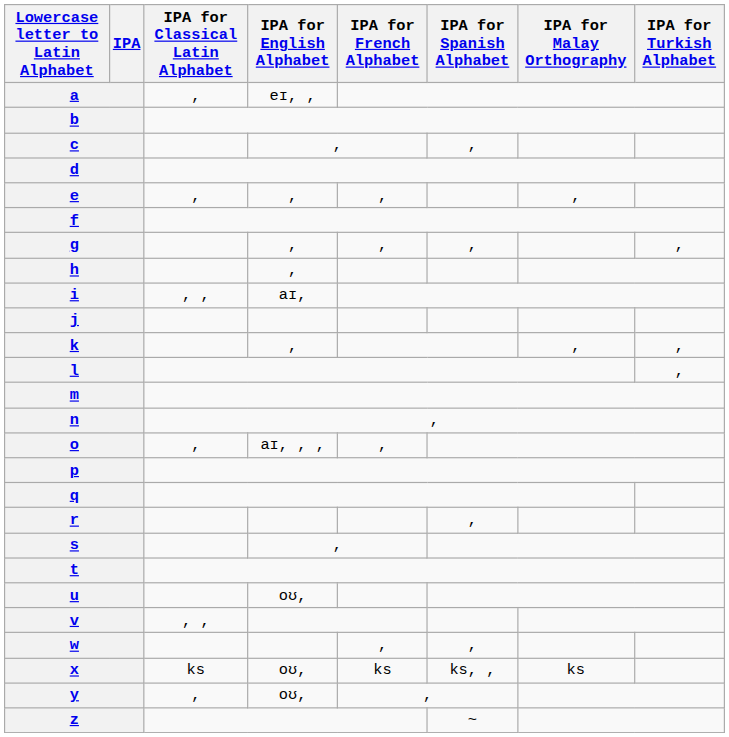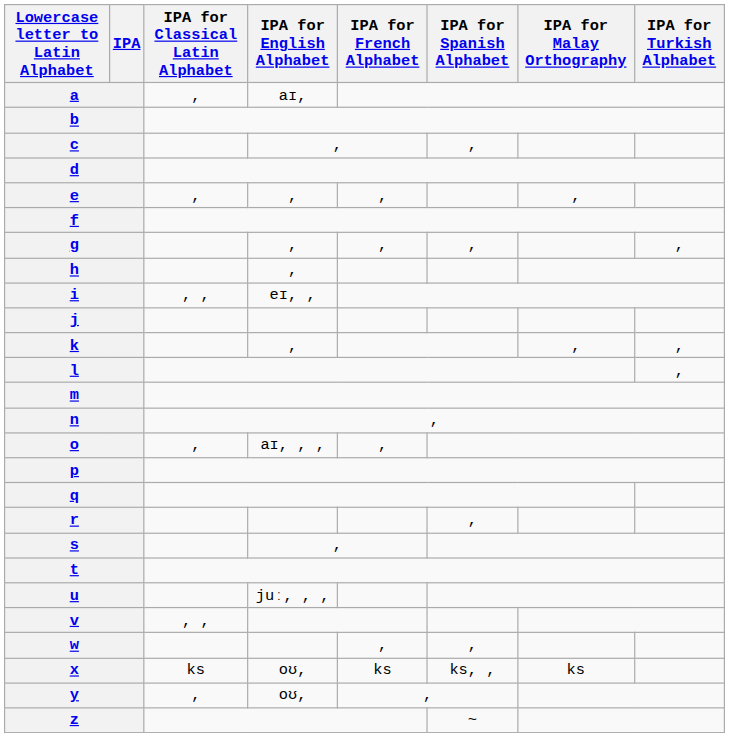(293, 95) eɪ, , -> (293, 95) aɪ,
(293, 295) aɪ, -> (293, 295) eɪ, ,
(293, 595) oʊ, -> (293, 595) juː, , ,
